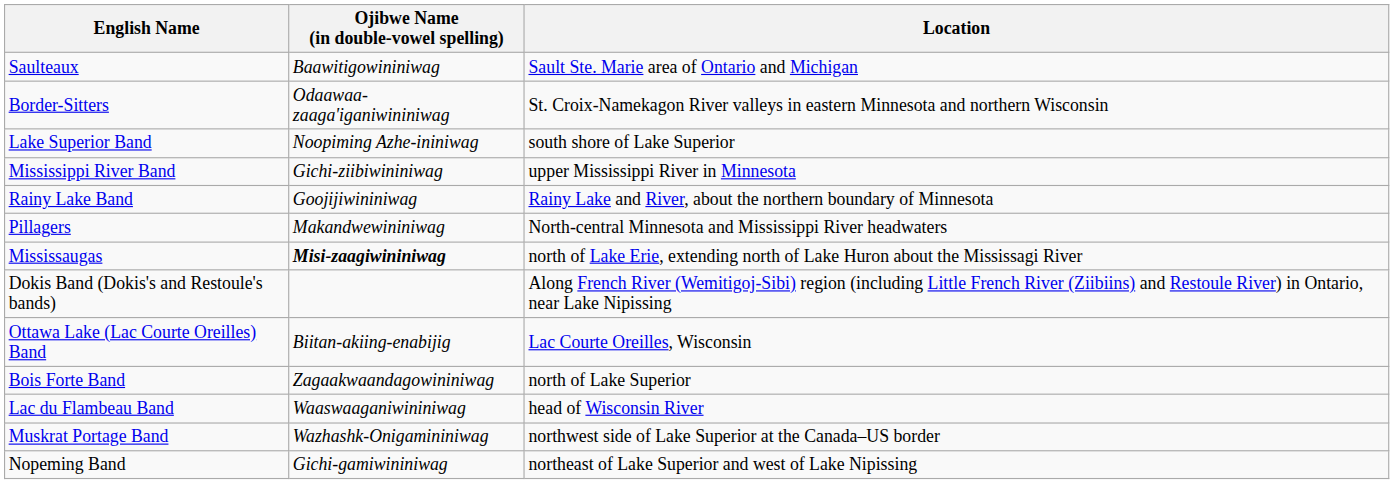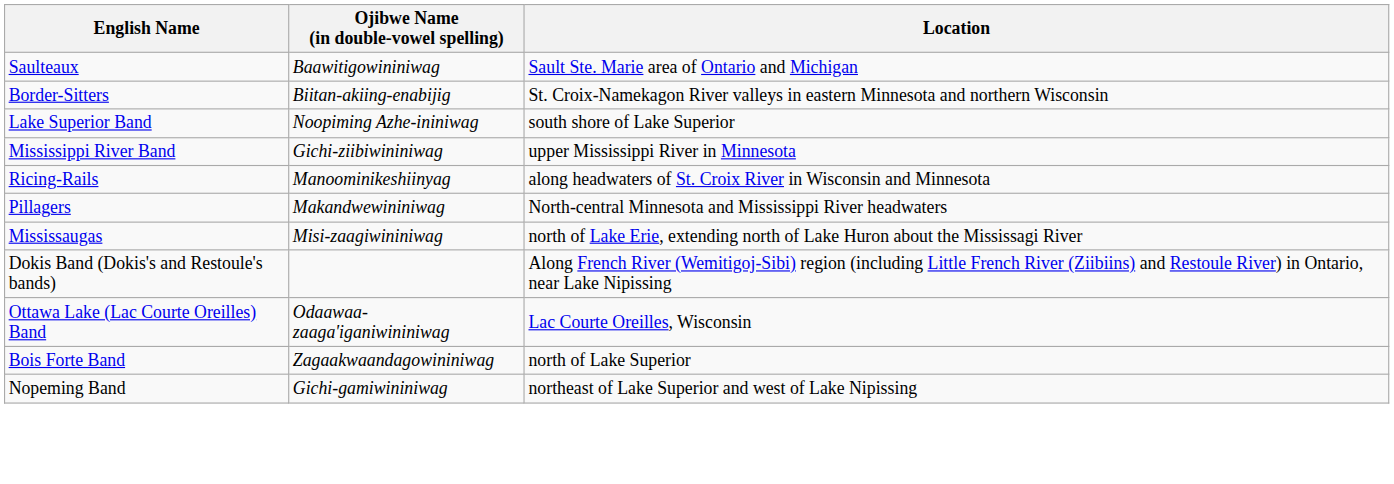(371, 104) Odaawaa-zaaga'iganiwininiwag -> (372, 94) Biitan-akiing-enabijig
- row: (71, 199)
+ row: (54, 179)
(369, 255) bold -> (368, 235) normal
(372, 342) Biitan-akiing-enabijig -> (371, 322) Odaawaa-zaaga'iganiwininiwag
- row: (91, 408)
- row: (89, 436)
